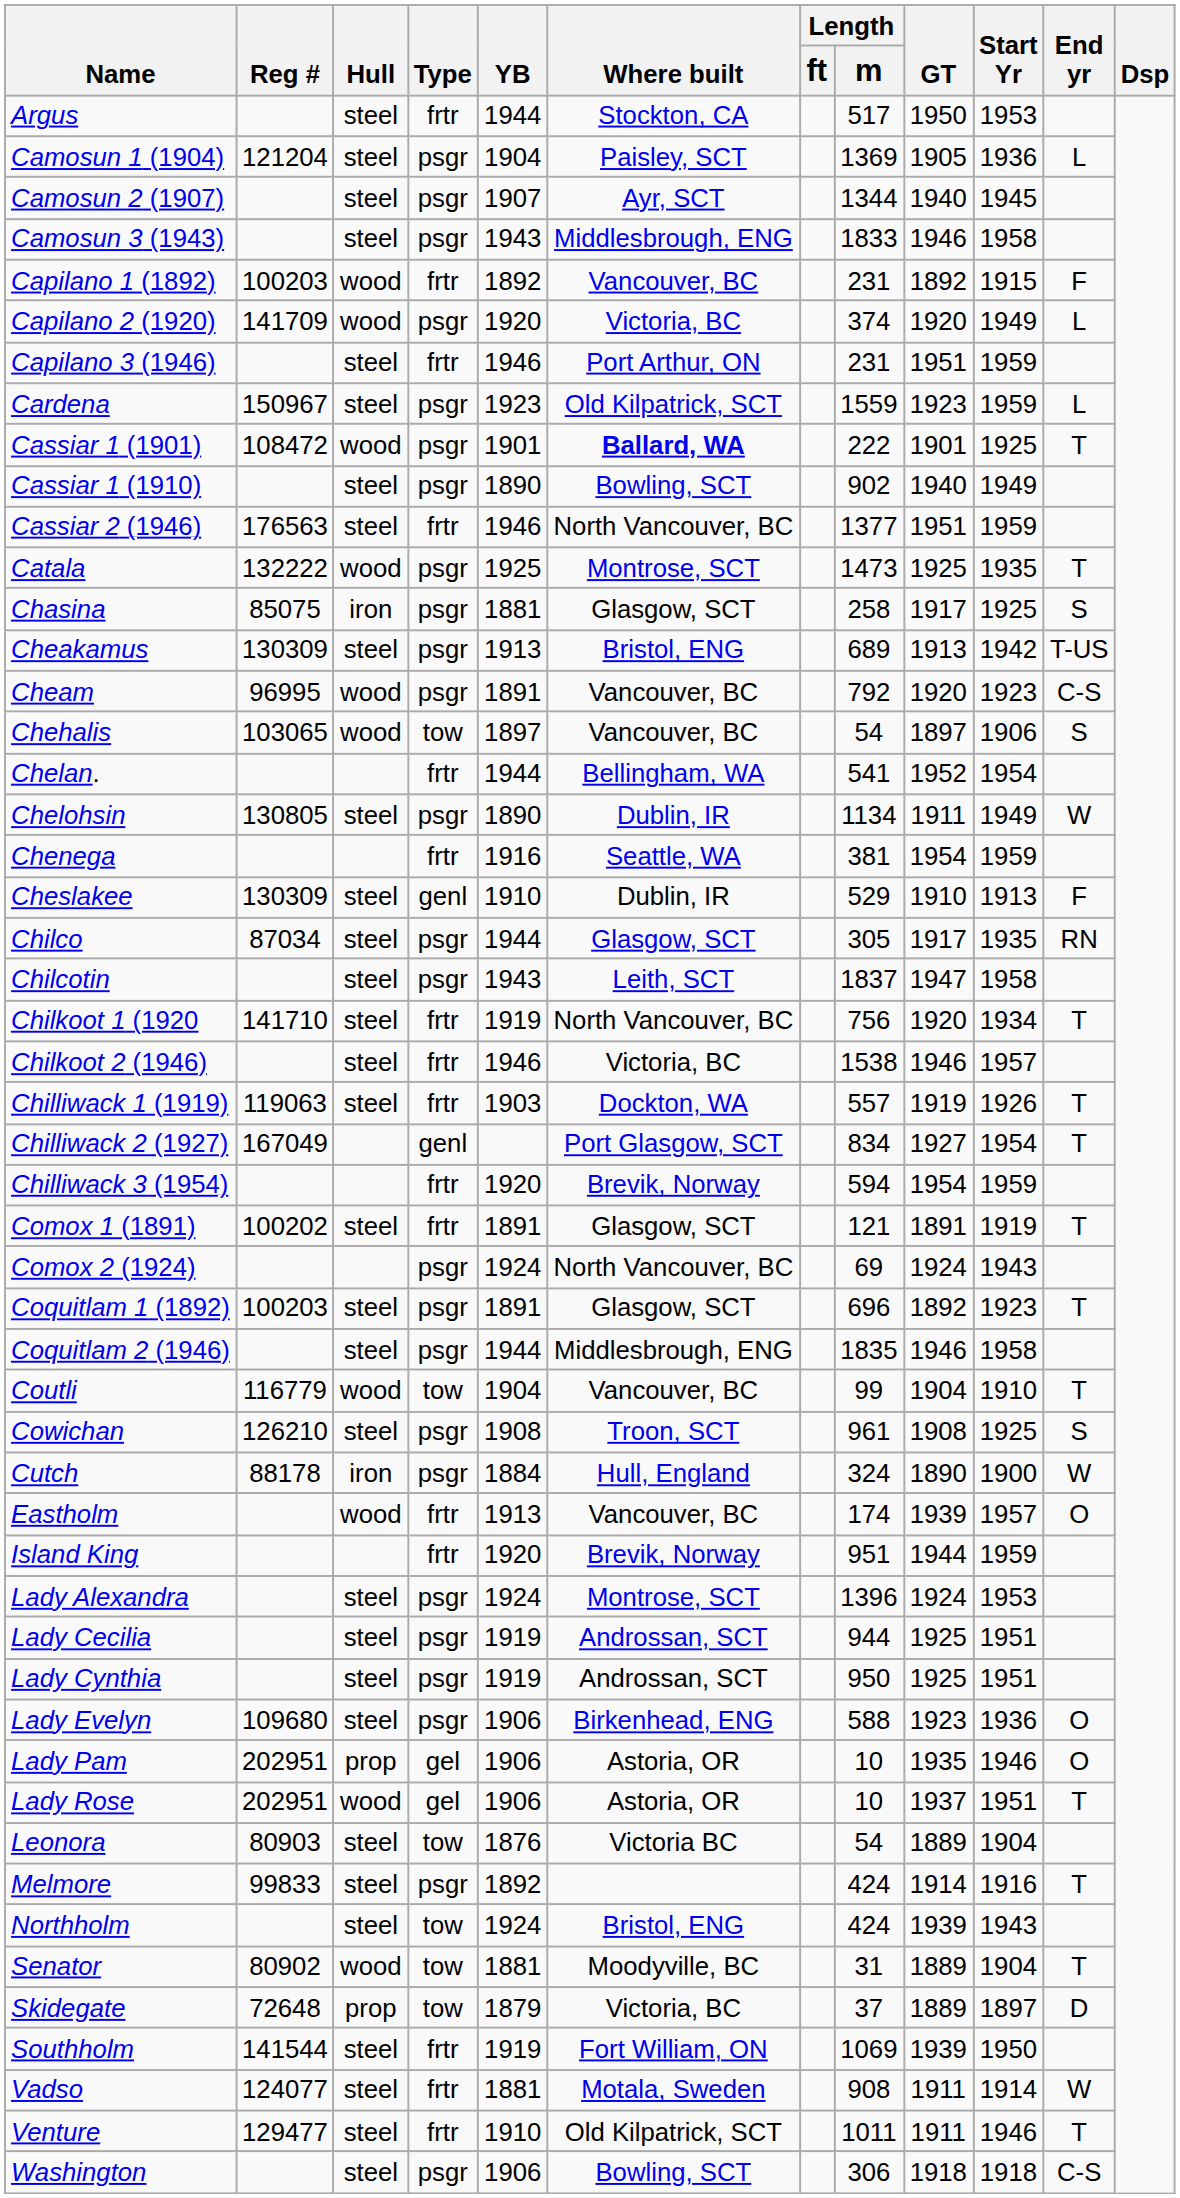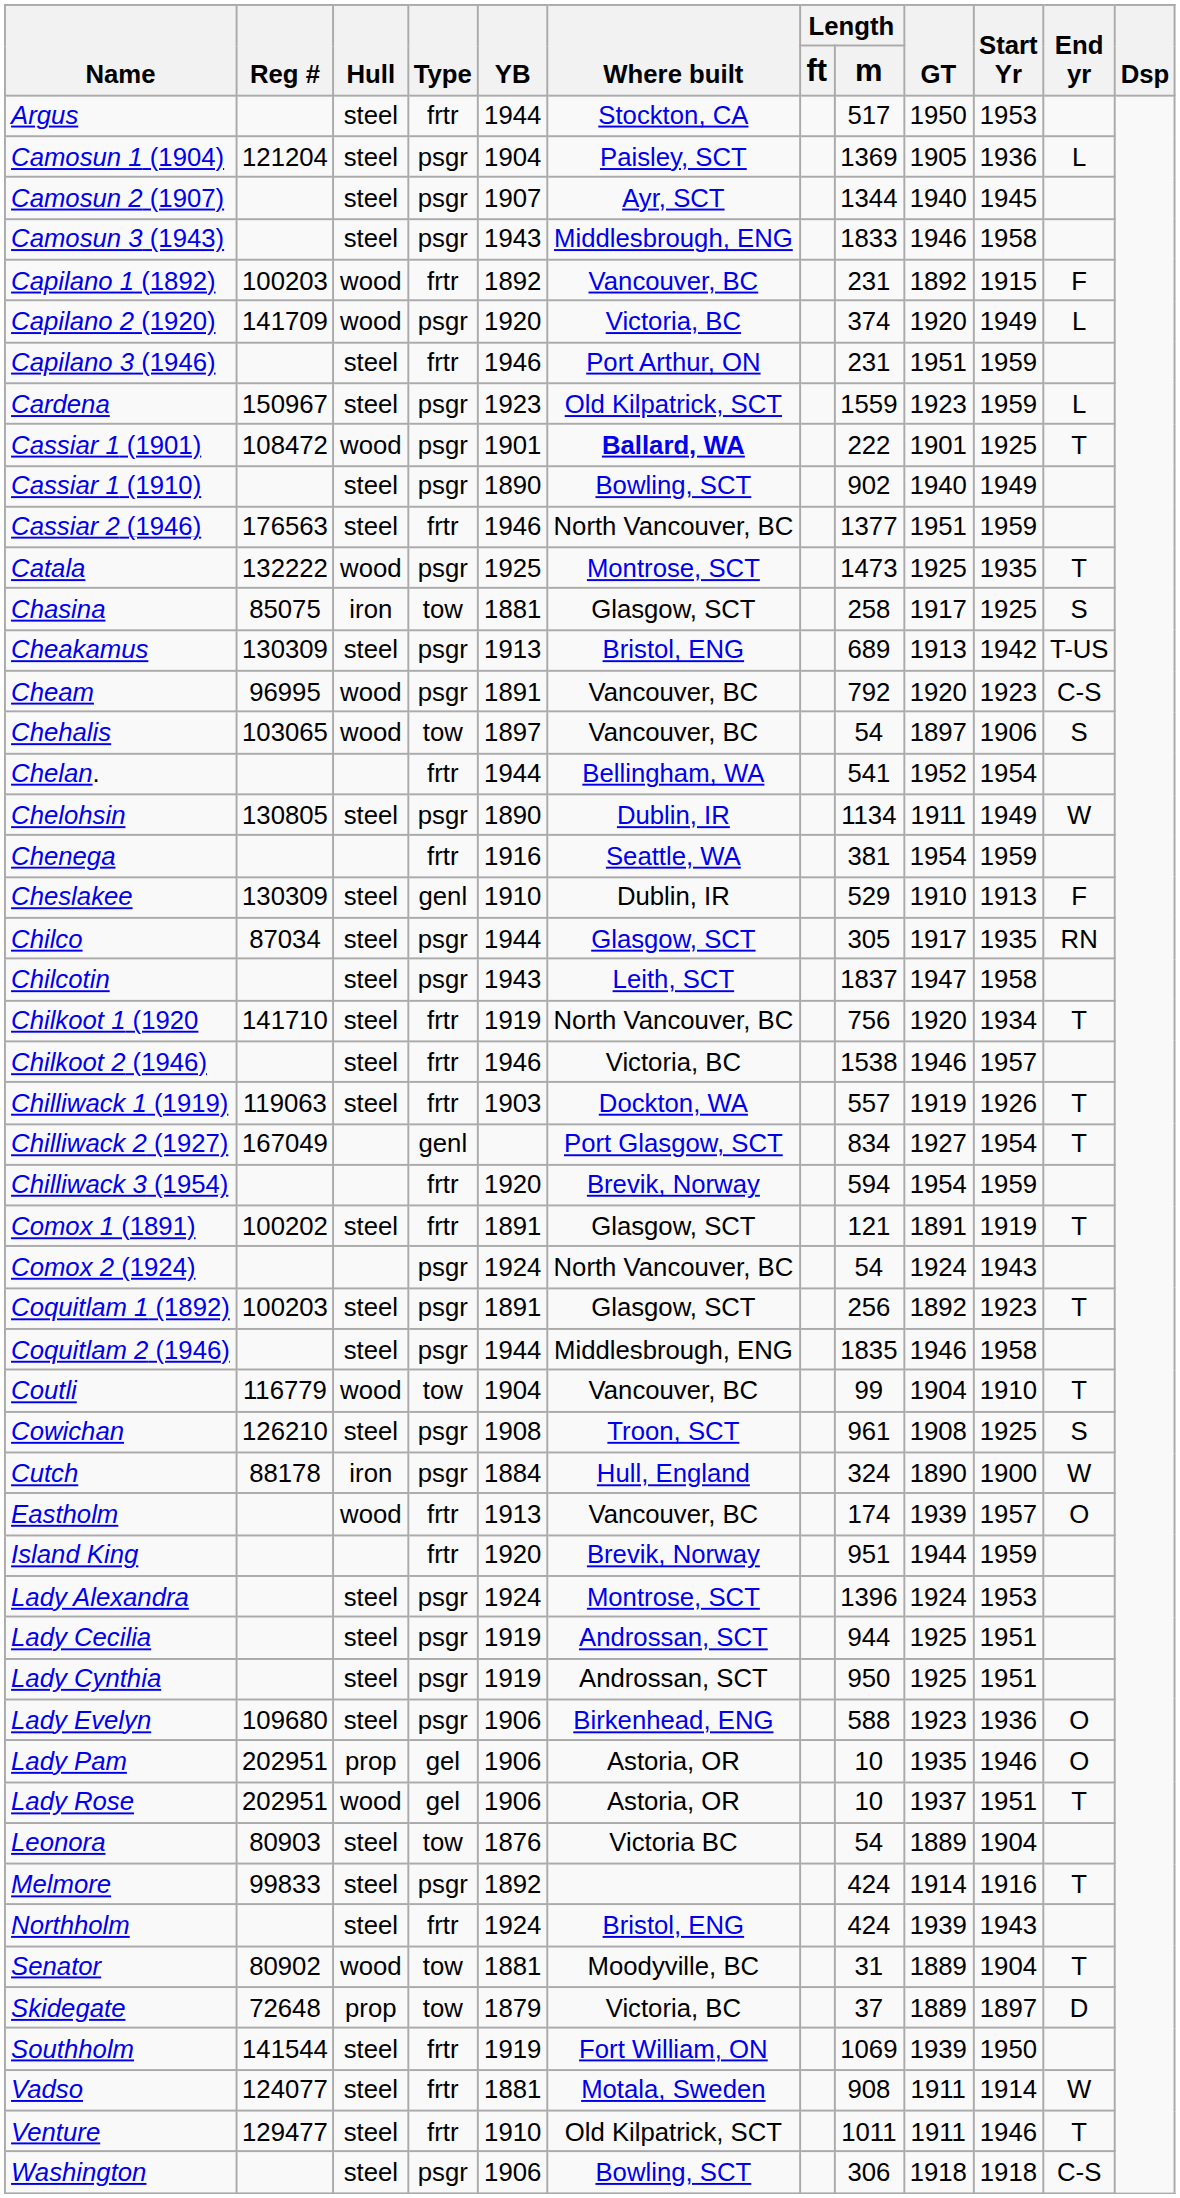(443, 609) psgr -> (443, 609) tow
(869, 1267) 69 -> (869, 1267) 54
(869, 1308) 696 -> (869, 1308) 256
(443, 1925) tow -> (443, 1925) frtr
